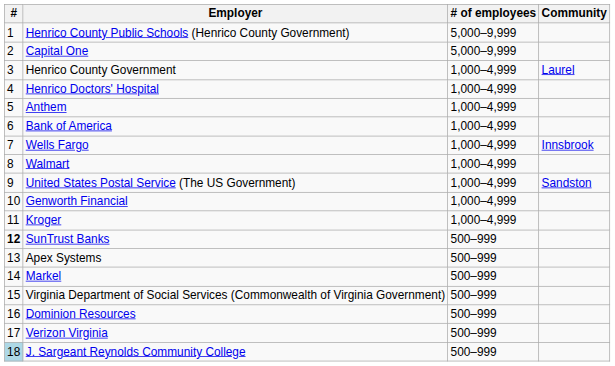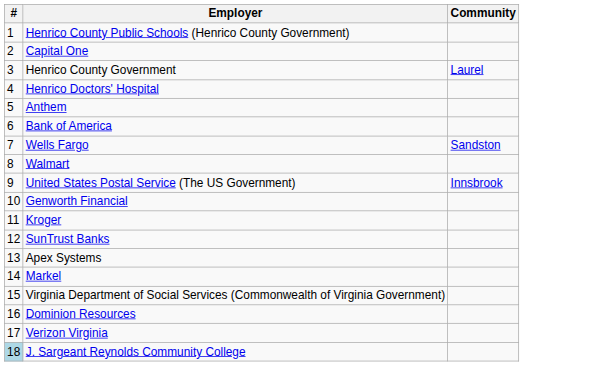- column: (493, 13)
(568, 145) Innsbrook -> (476, 145) Sandston
(567, 182) Sandston -> (477, 182) Innsbrook
(14, 239) bold -> (14, 239) normal
